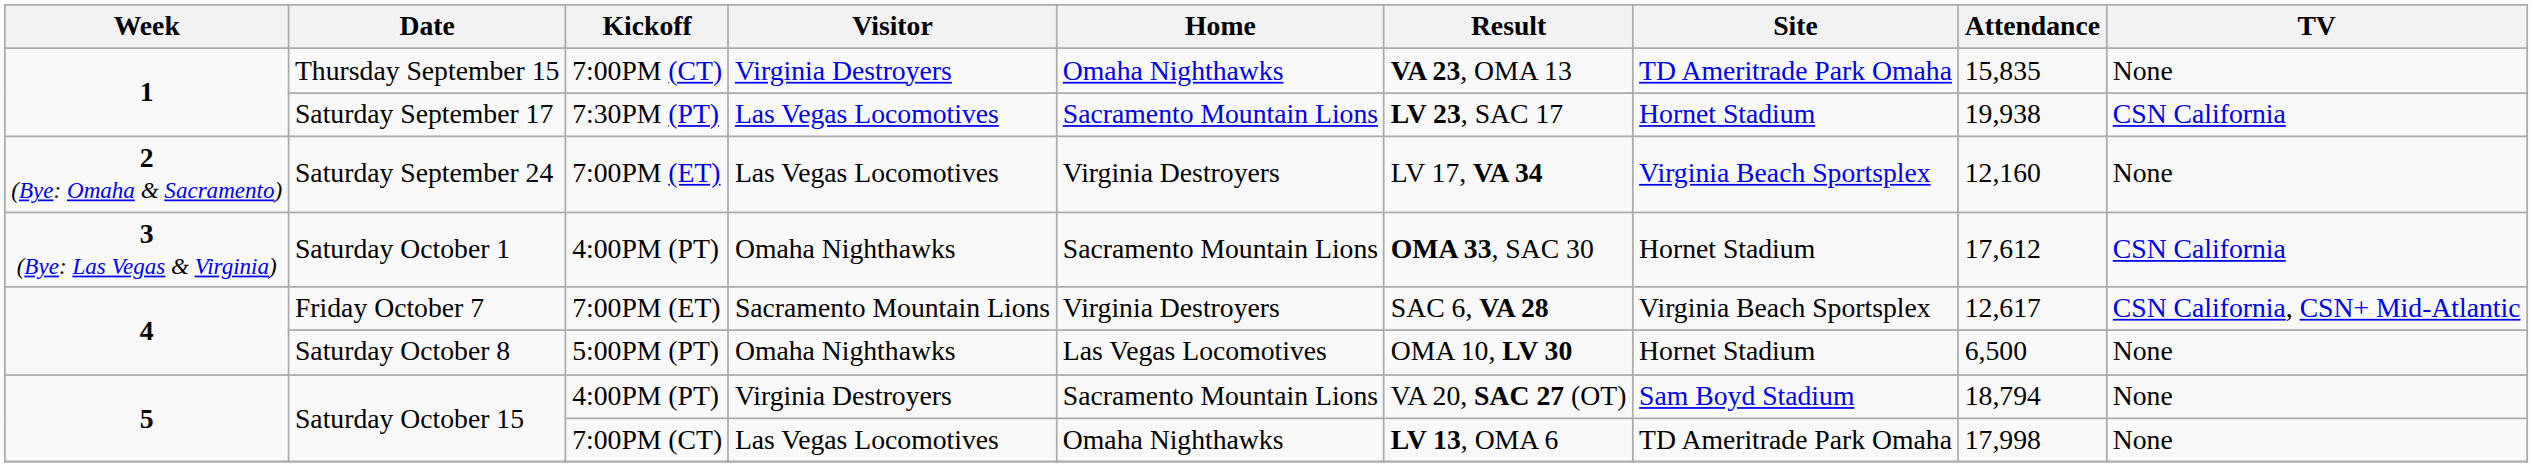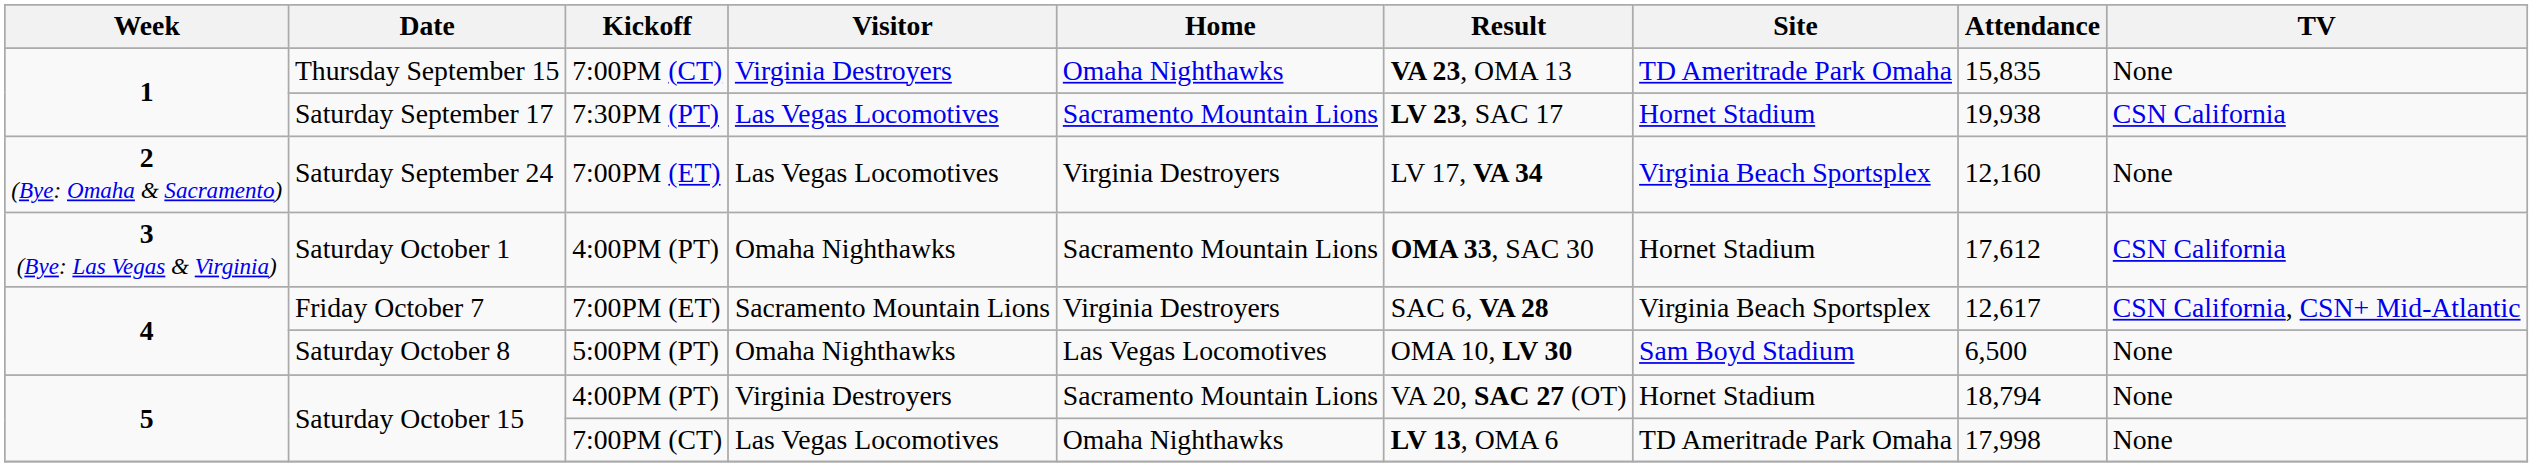(1727, 352) Hornet Stadium -> (1747, 352) Sam Boyd Stadium
(1747, 396) Sam Boyd Stadium -> (1727, 396) Hornet Stadium
